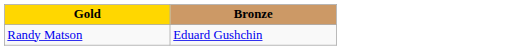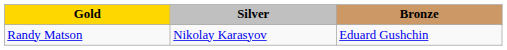+ column: (253, 14)
